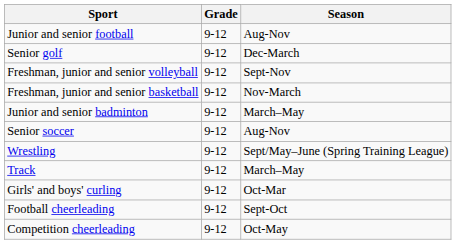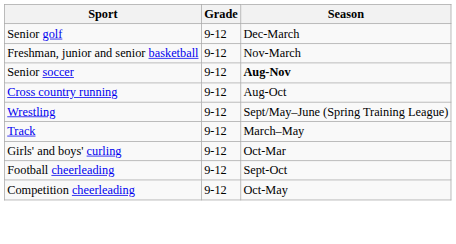- row: (70, 33)
- row: (103, 72)
- row: (78, 111)
(267, 131) normal -> (267, 72) bold
+ row: (62, 92)
